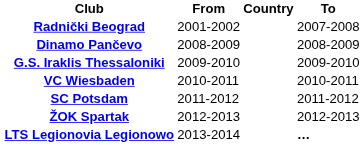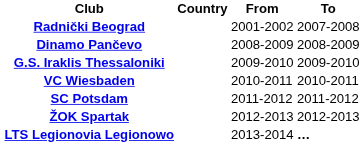columns swapped: (268, 8) <-> (209, 8)
